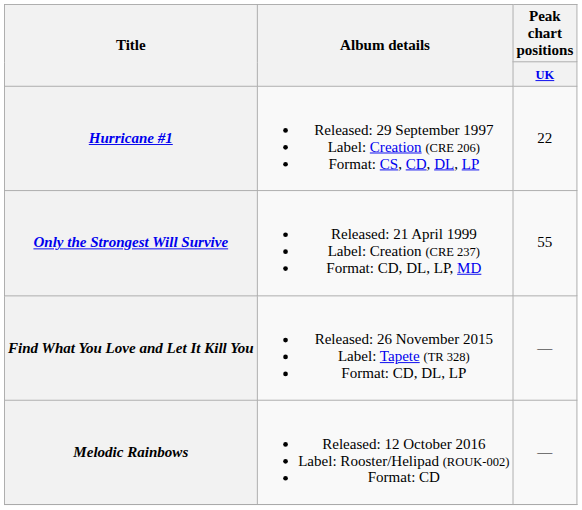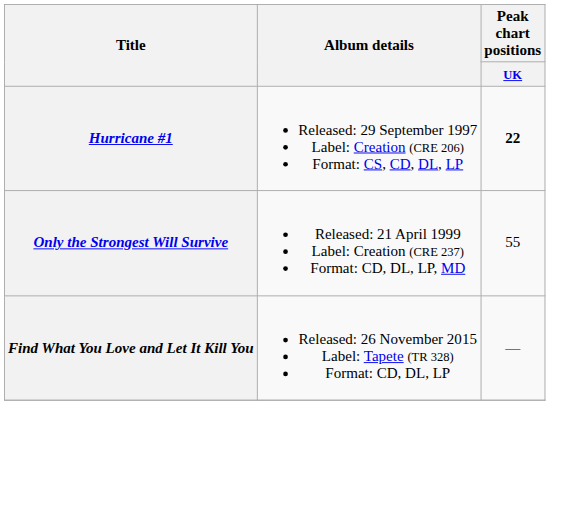(545, 138) normal -> (513, 138) bold
- row: (131, 452)
